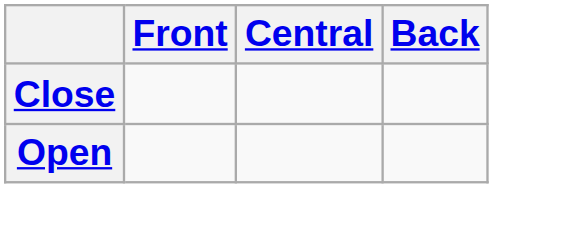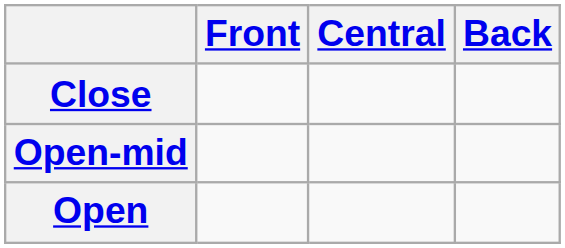+ row: (101, 152)
